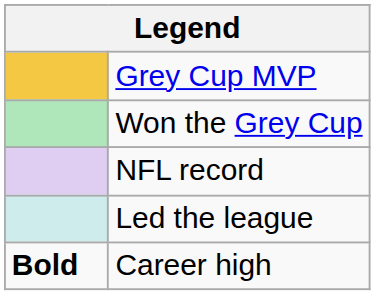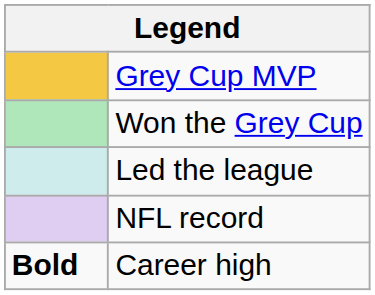rows swapped: (214, 218) <-> (190, 170)
